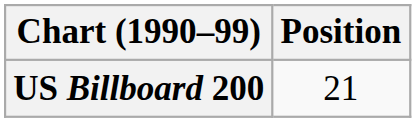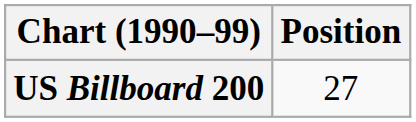(341, 87) 21 -> (341, 87) 27
